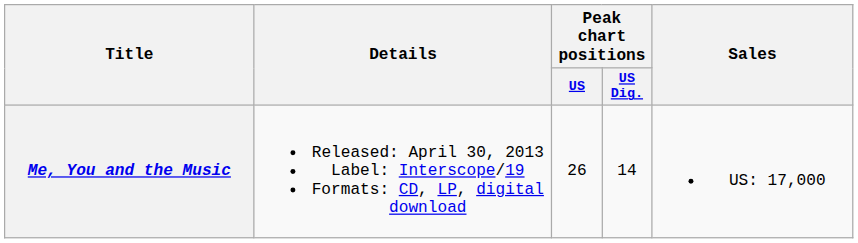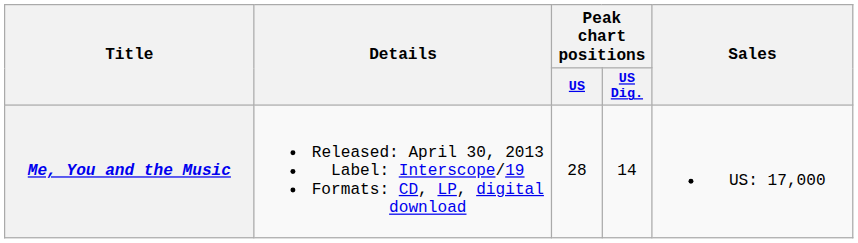(577, 171) 26 -> (577, 171) 28
